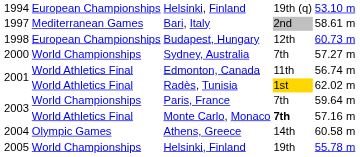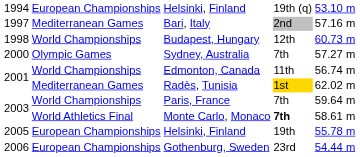(335, 23) 58.61 m -> (335, 23) 57.16 m
(96, 39) European Championships -> (86, 39) World Championships
(86, 54) World Championships -> (72, 54) Olympic Games
(82, 70) World Athletics Final -> (86, 70) World Championships
(82, 85) World Athletics Final -> (88, 85) Mediterranean Games
(335, 116) 57.16 m -> (335, 116) 58.61 m
- row: (17, 131)
(86, 147) World Championships -> (96, 131) European Championships
+ row: (17, 147)
